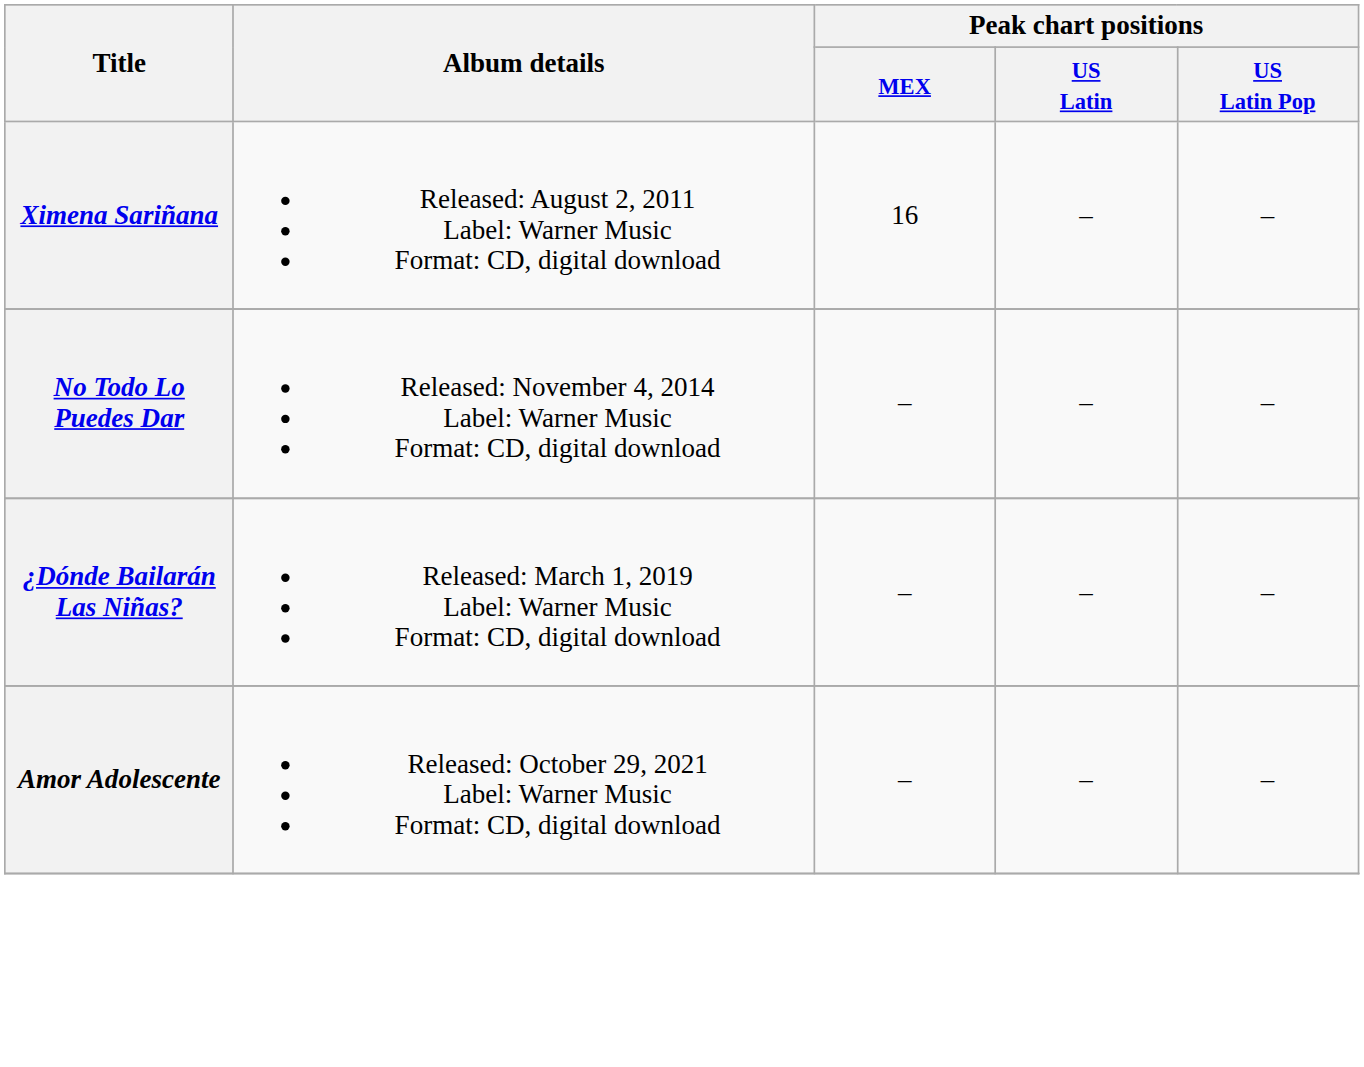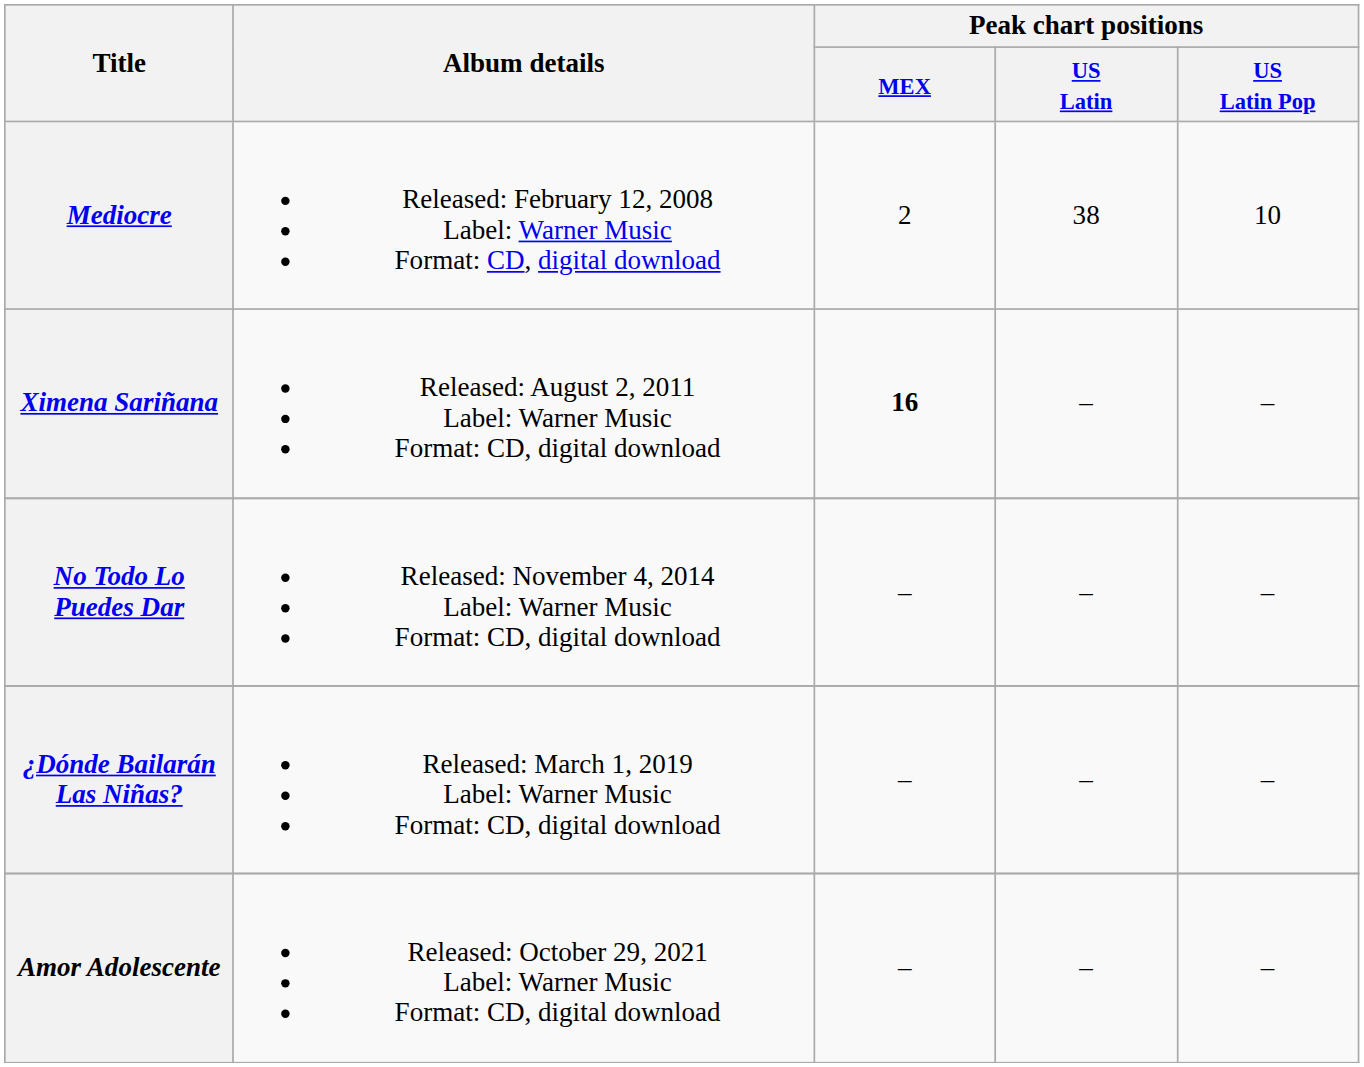+ row: (119, 214)
(905, 214) normal -> (905, 403) bold
